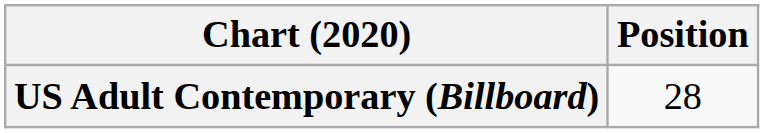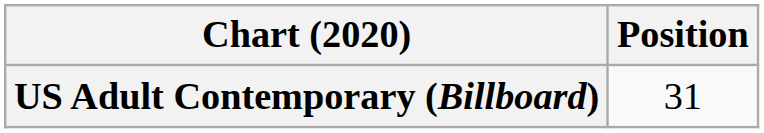(683, 95) 28 -> (683, 95) 31
